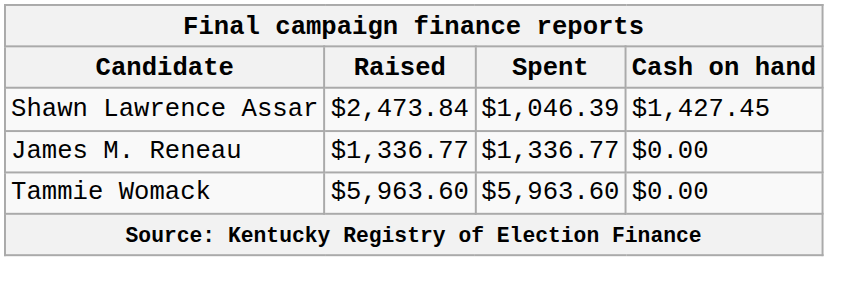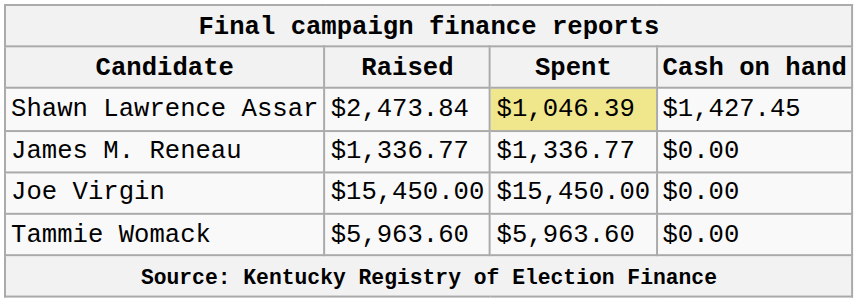(550, 109) no background -> (566, 109) khaki background
+ row: (88, 193)
